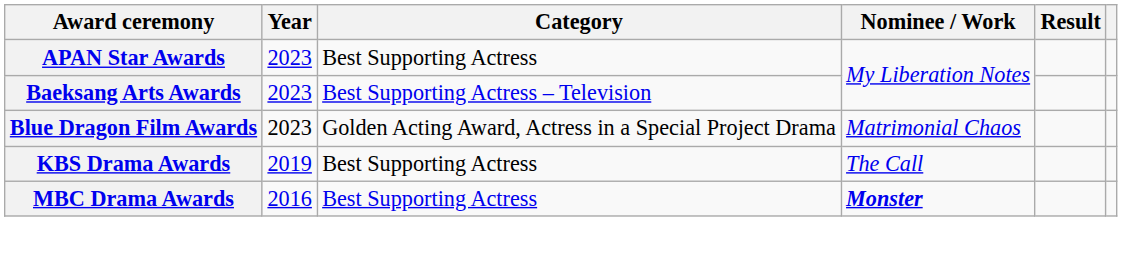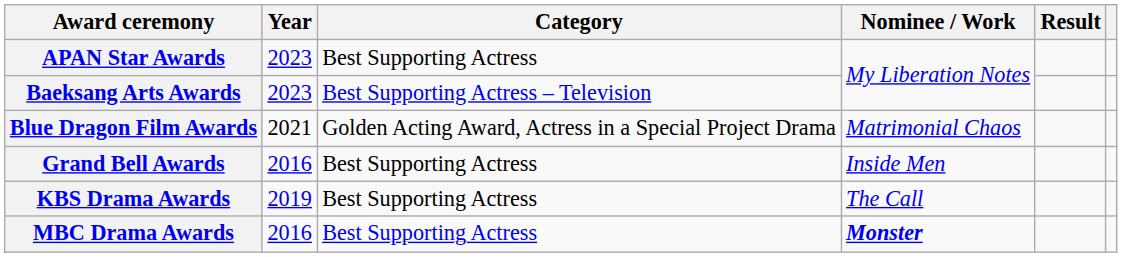(290, 127) 2023 -> (290, 127) 2021
+ row: (133, 163)
